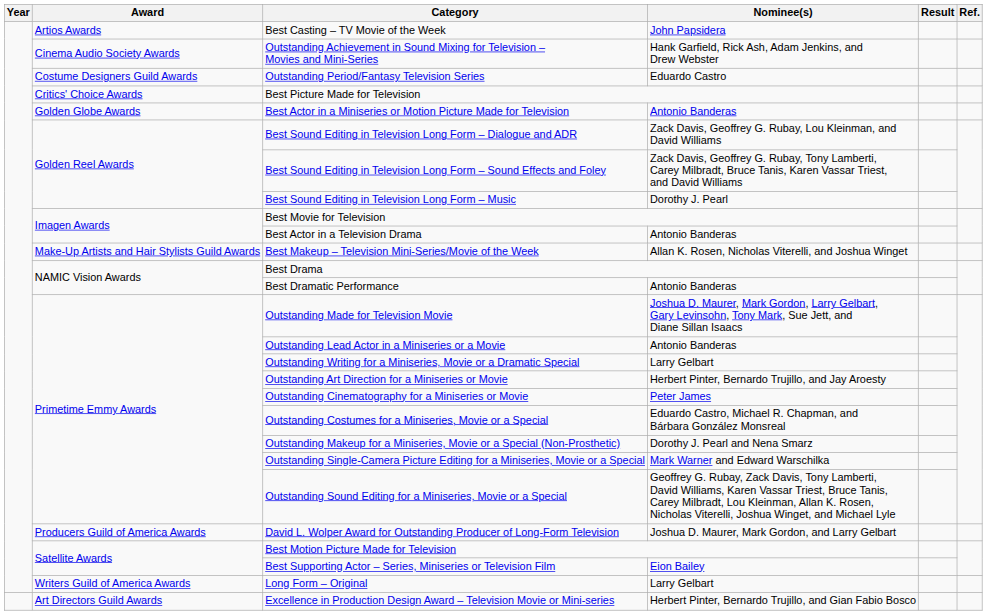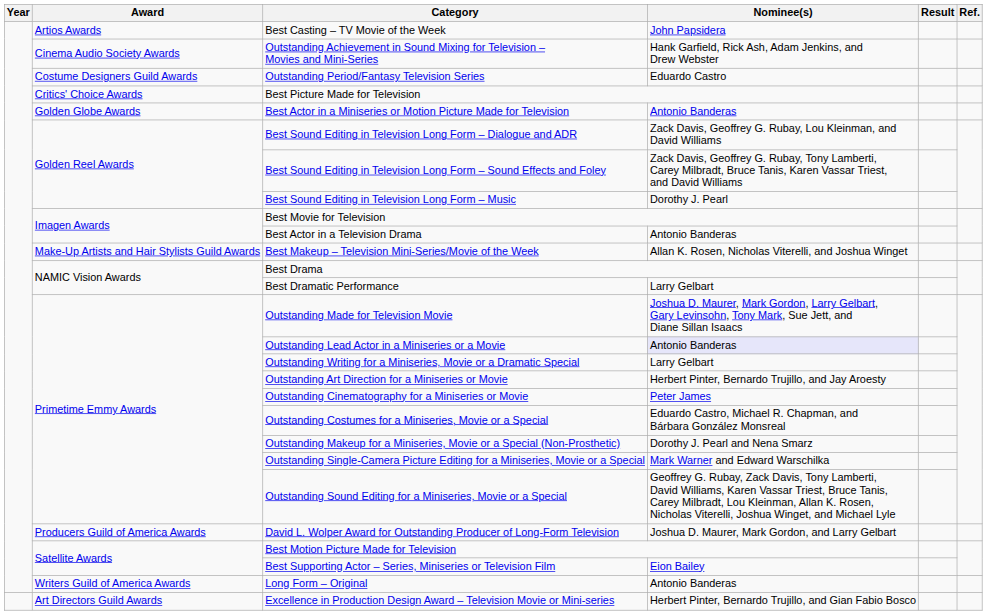(693, 286) Antonio Banderas -> (682, 286) Larry Gelbart
(693, 345) no background -> (693, 345) lavender background
(682, 584) Larry Gelbart -> (693, 584) Antonio Banderas
